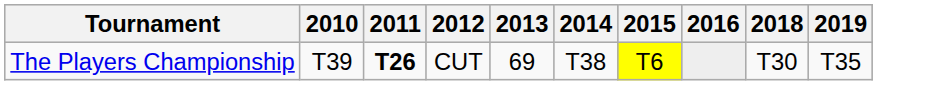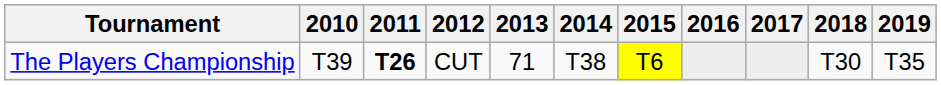+ column: (777, 24)
(522, 61) 69 -> (522, 61) 71
